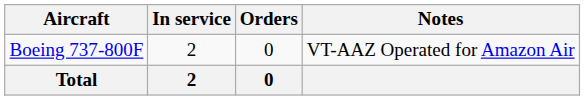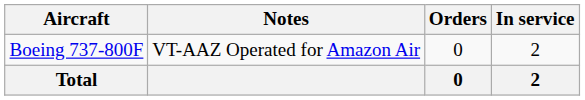columns swapped: (192, 19) <-> (441, 19)
